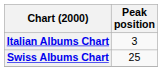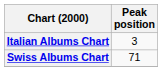(134, 58) 25 -> (134, 58) 71
